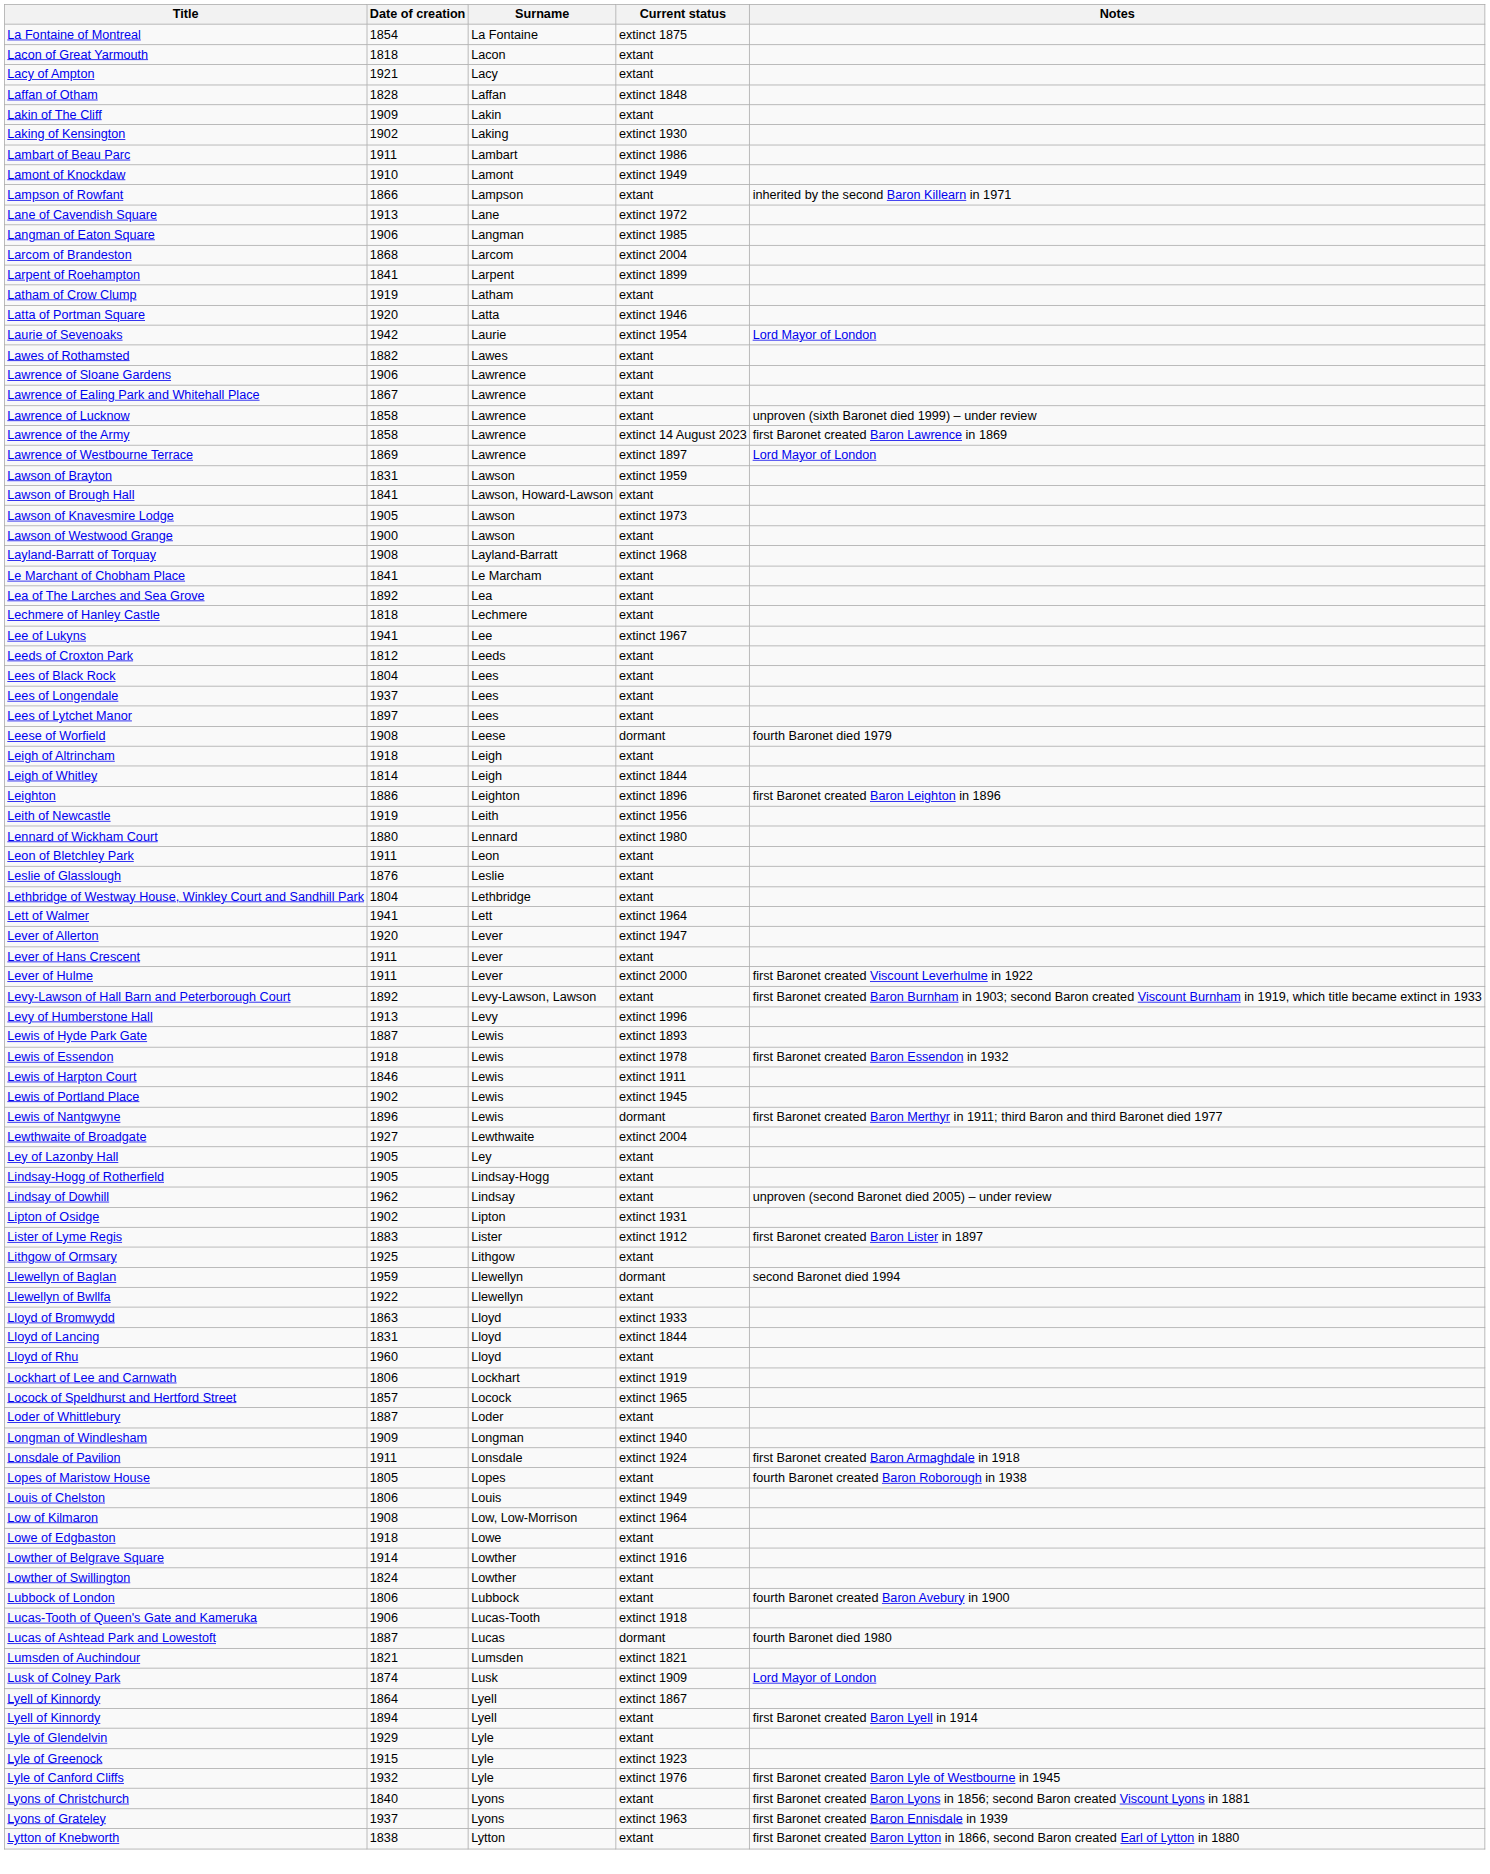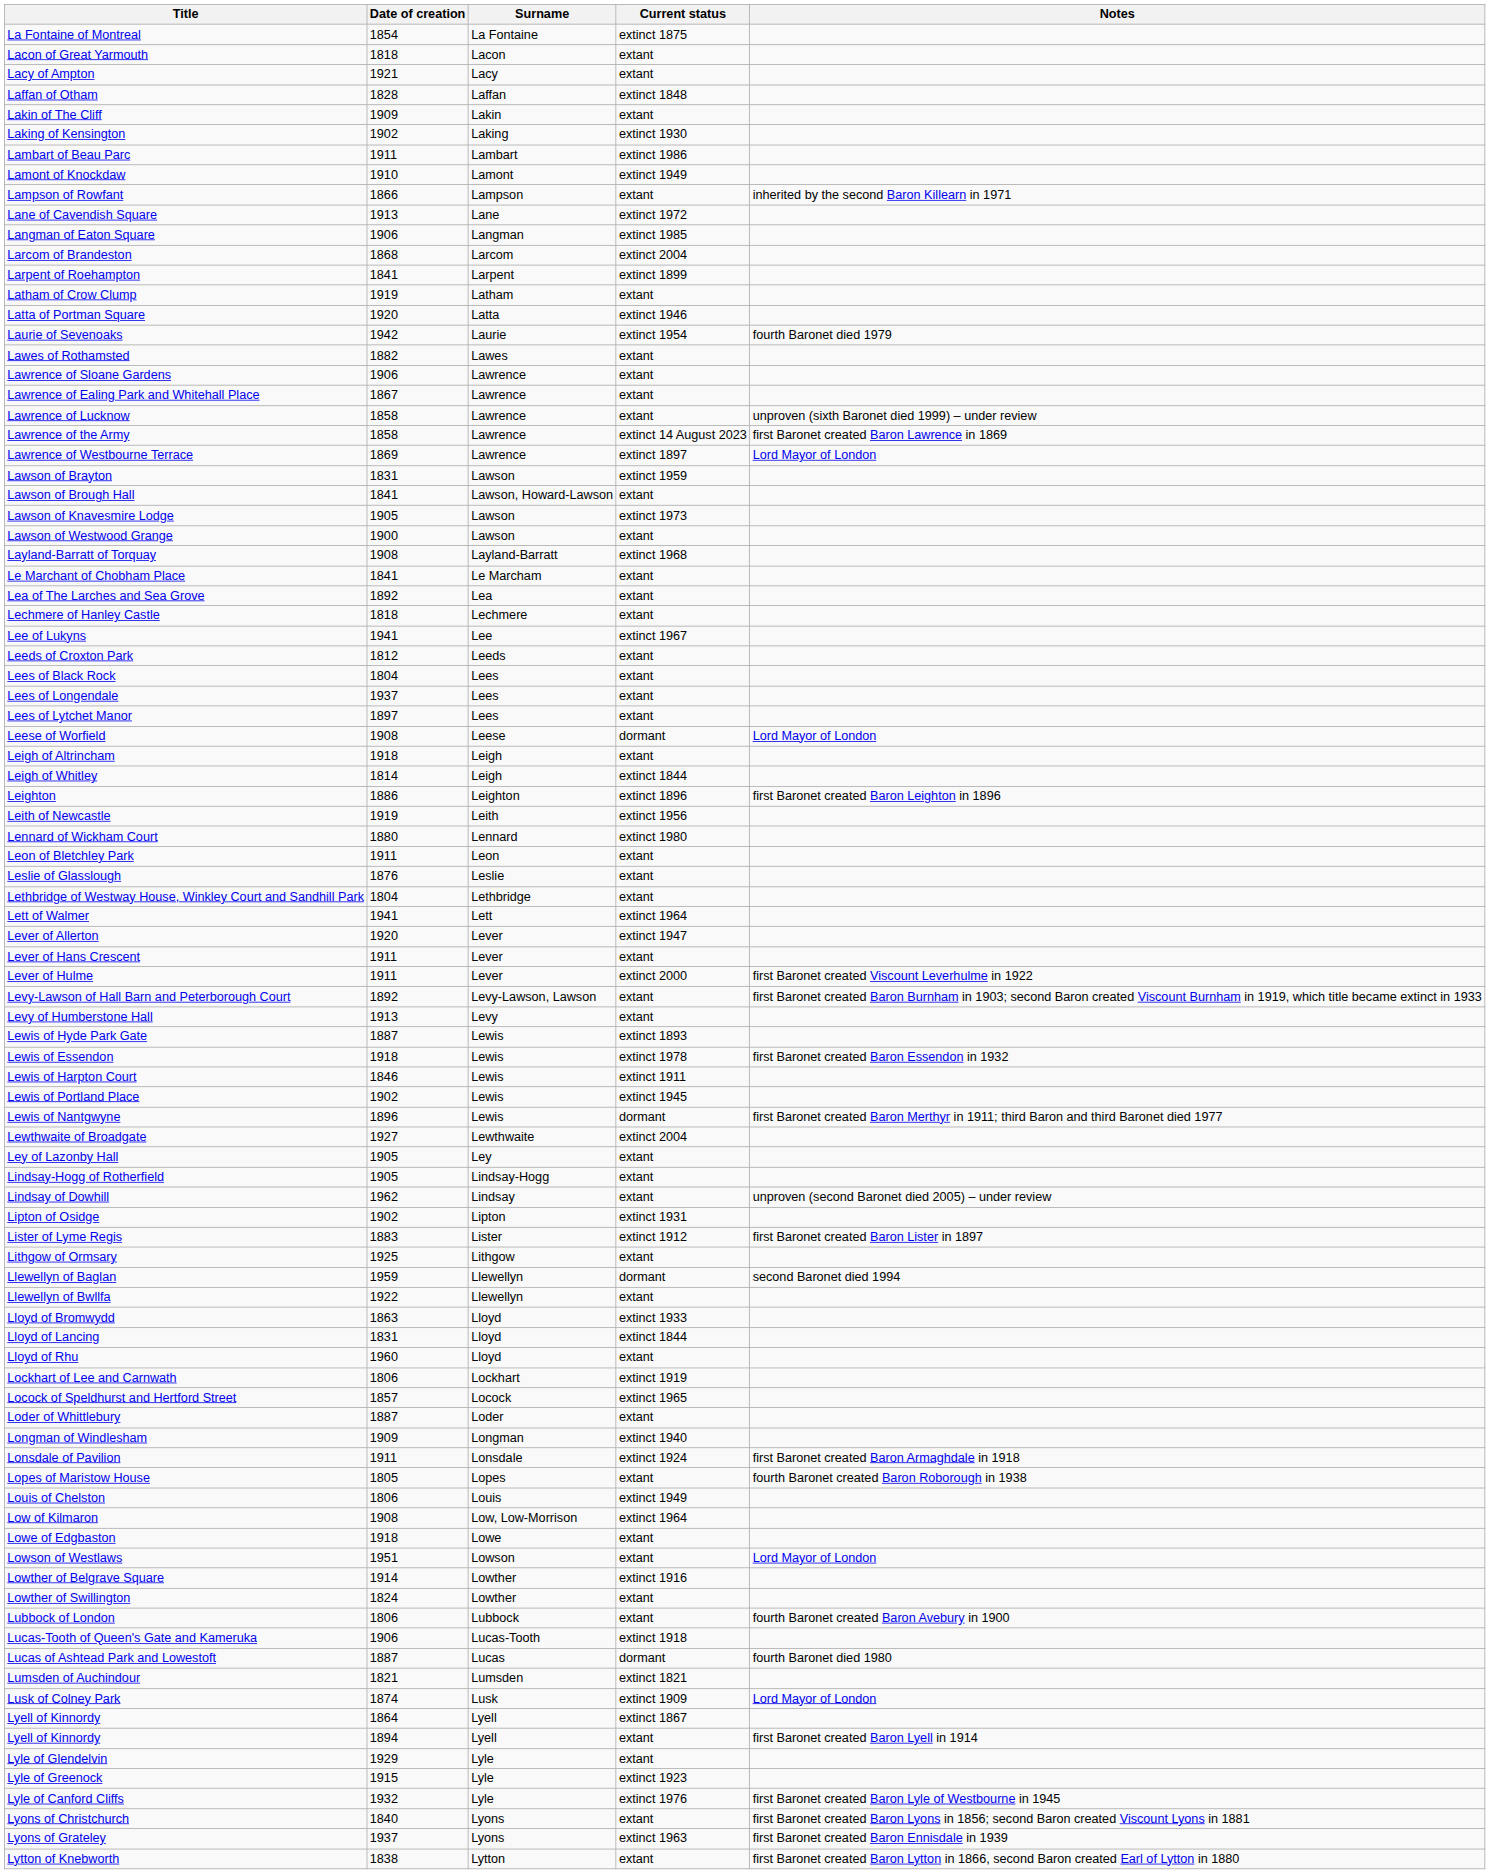(814, 335) Lord Mayor of London -> (822, 335) fourth Baronet died 1979
(822, 736) fourth Baronet died 1979 -> (814, 736) Lord Mayor of London
(653, 1016) extinct 1996 -> (636, 1016) extant
+ row: (65, 1558)
